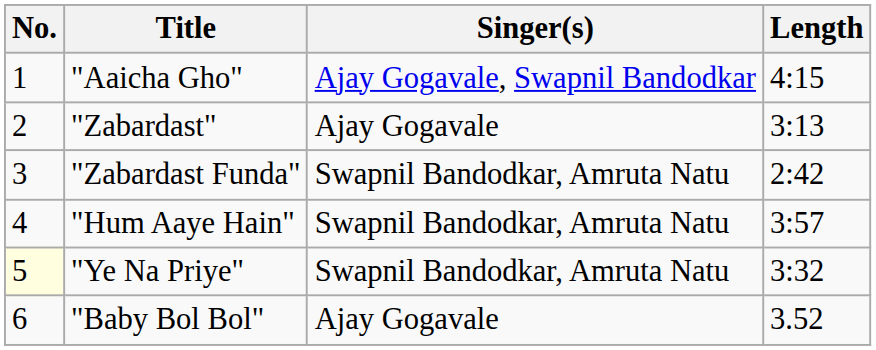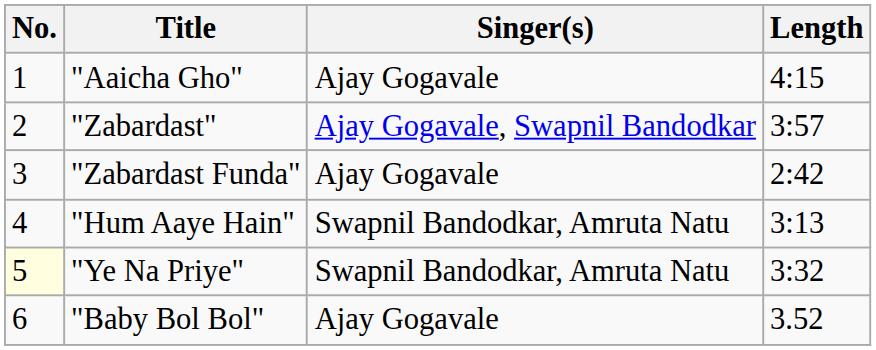(535, 77) Ajay Gogavale, Swapnil Bandodkar -> (407, 77) Ajay Gogavale
(407, 125) Ajay Gogavale -> (535, 125) Ajay Gogavale, Swapnil Bandodkar
(797, 125) 3:13 -> (797, 125) 3:57
(522, 174) Swapnil Bandodkar, Amruta Natu -> (407, 174) Ajay Gogavale
(797, 222) 3:57 -> (797, 222) 3:13
